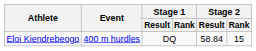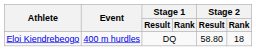(212, 39) 58.84 -> (212, 39) 58.80
(239, 39) 15 -> (239, 39) 18
